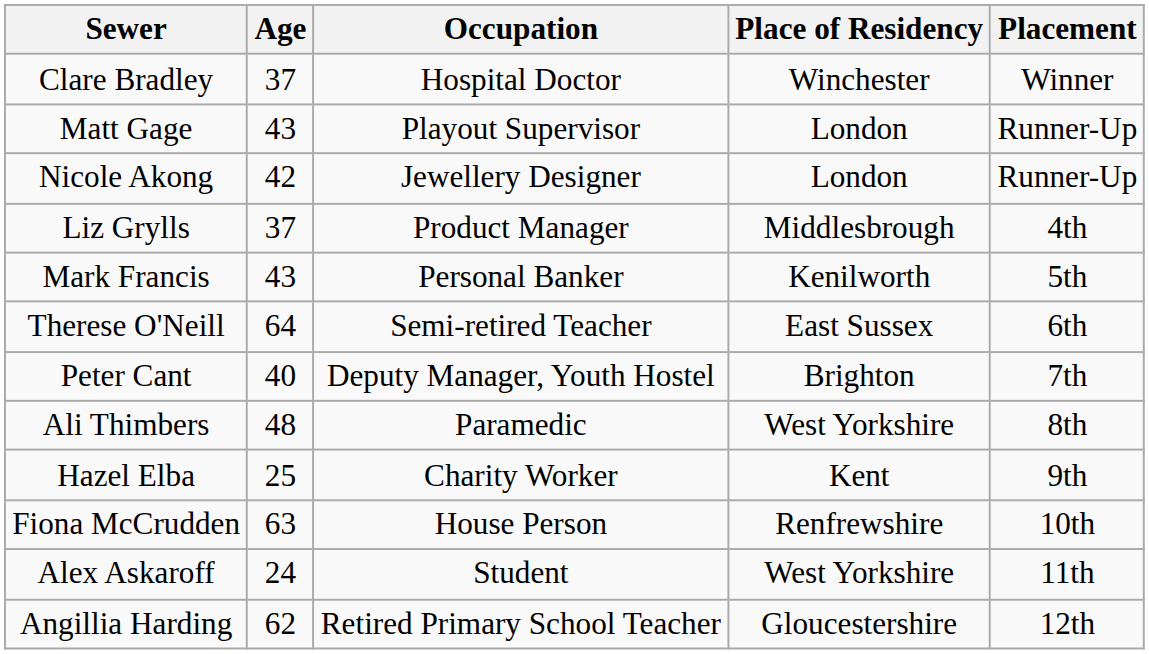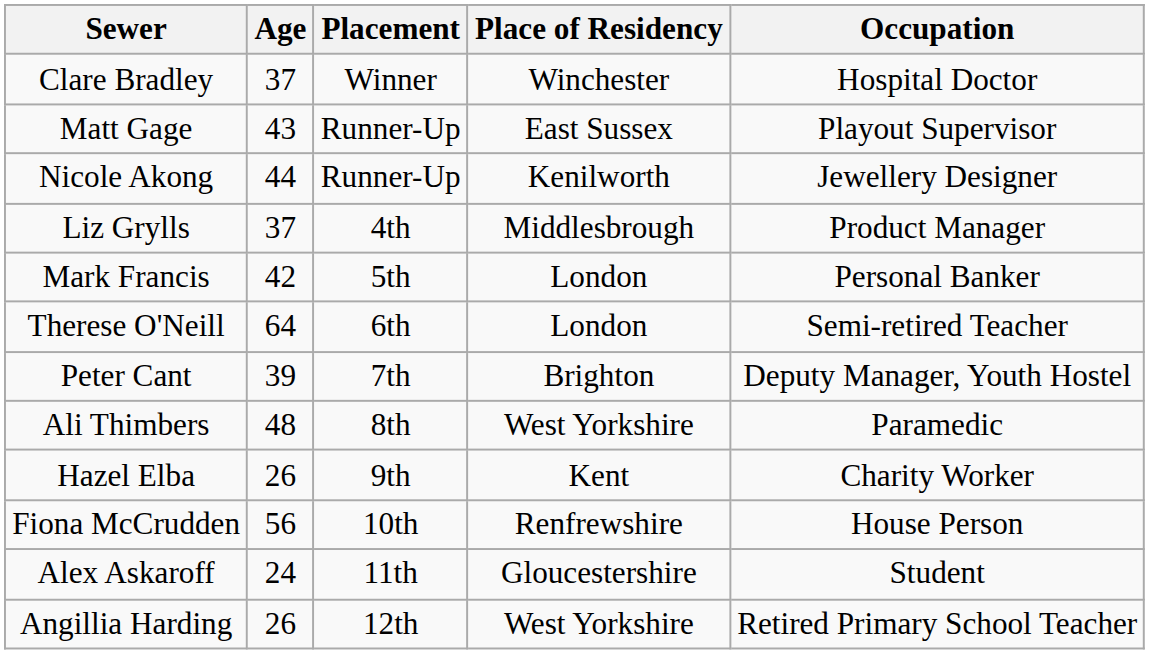columns swapped: (521, 29) <-> (1067, 29)
(859, 128) London -> (599, 128) East Sussex
(280, 177) 42 -> (280, 177) 44
(859, 177) London -> (599, 177) Kenilworth
(280, 276) 43 -> (280, 276) 42
(859, 276) Kenilworth -> (599, 276) London
(859, 326) East Sussex -> (599, 326) London
(280, 375) 40 -> (280, 375) 39
(280, 474) 25 -> (280, 474) 26
(280, 524) 63 -> (280, 524) 56
(859, 573) West Yorkshire -> (599, 573) Gloucestershire
(280, 623) 62 -> (280, 623) 26
(859, 623) Gloucestershire -> (599, 623) West Yorkshire
